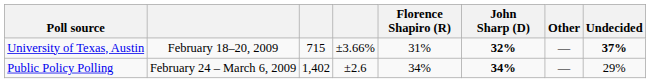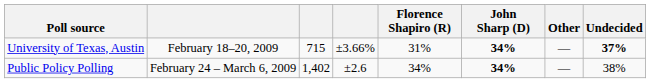(503, 48) 32% -> (503, 48) 34%
(614, 68) 29% -> (614, 68) 38%
